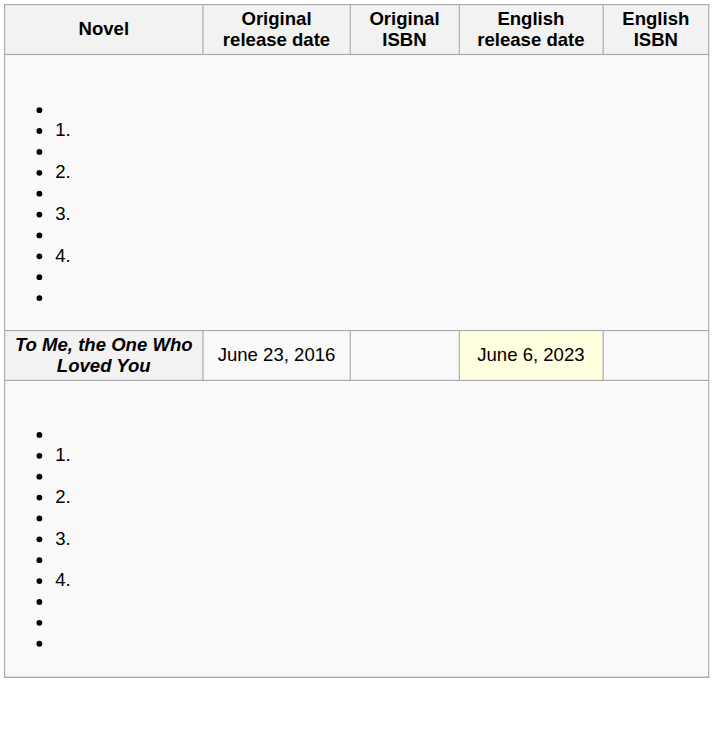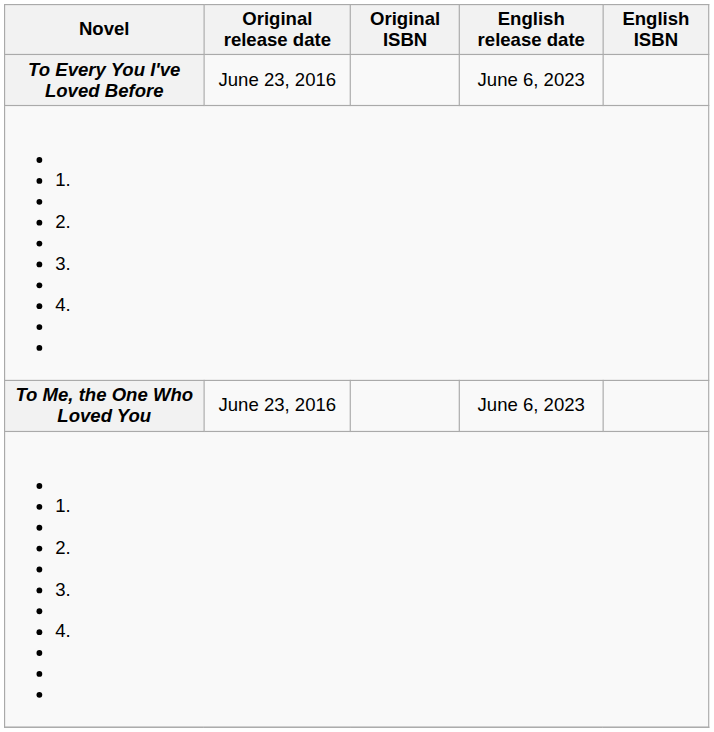+ row: (104, 79)
(531, 355) lightyellow background -> (531, 405) no background
